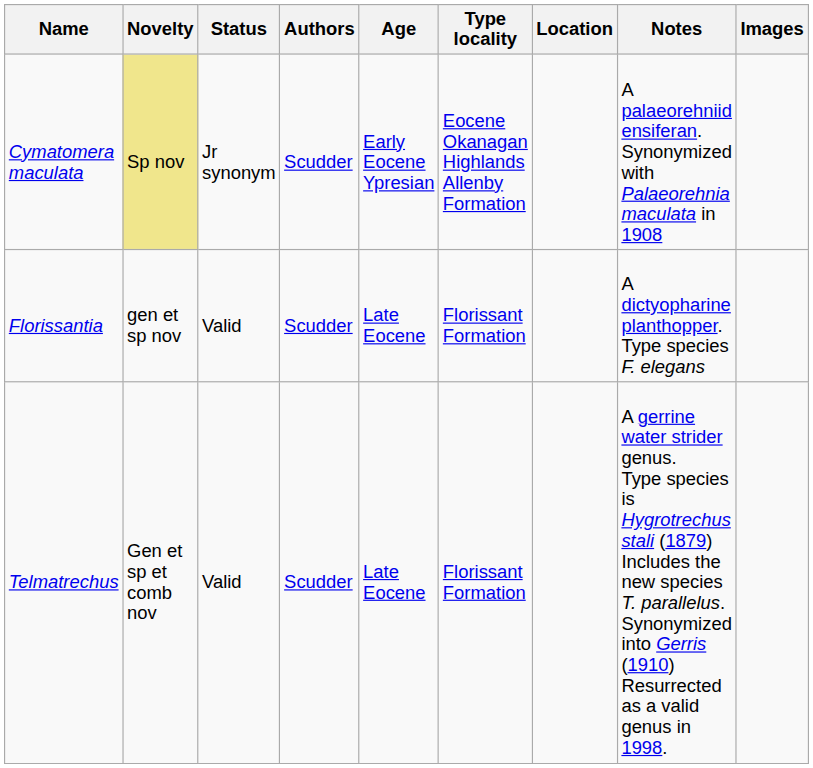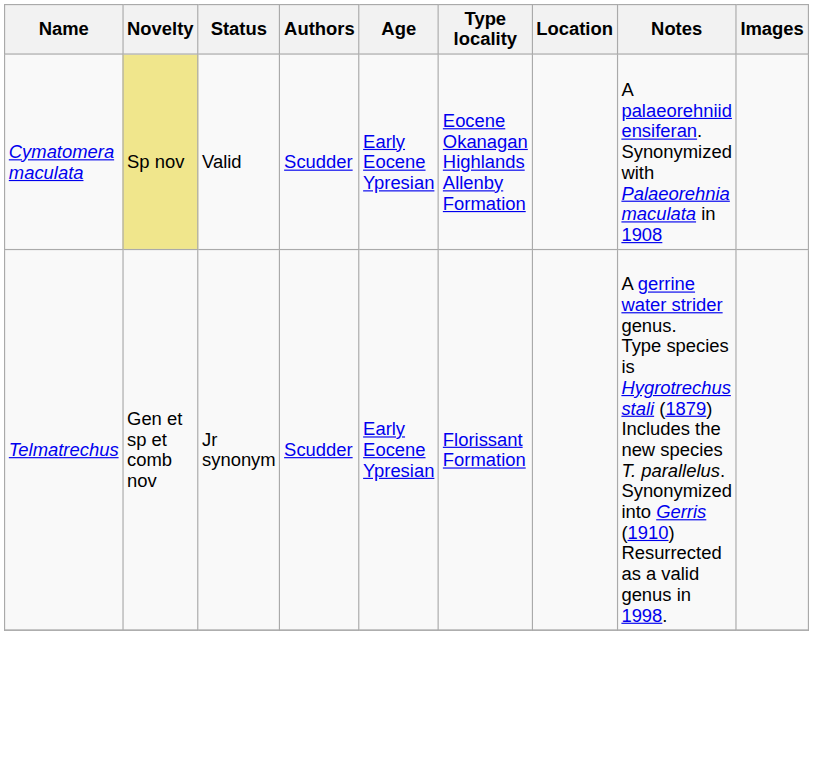(239, 162) Jr synonym -> (222, 162) Valid
- row: (56, 325)
(222, 582) Valid -> (239, 450) Jr synonym
(394, 582) Late Eocene -> (399, 450) Early Eocene Ypresian
